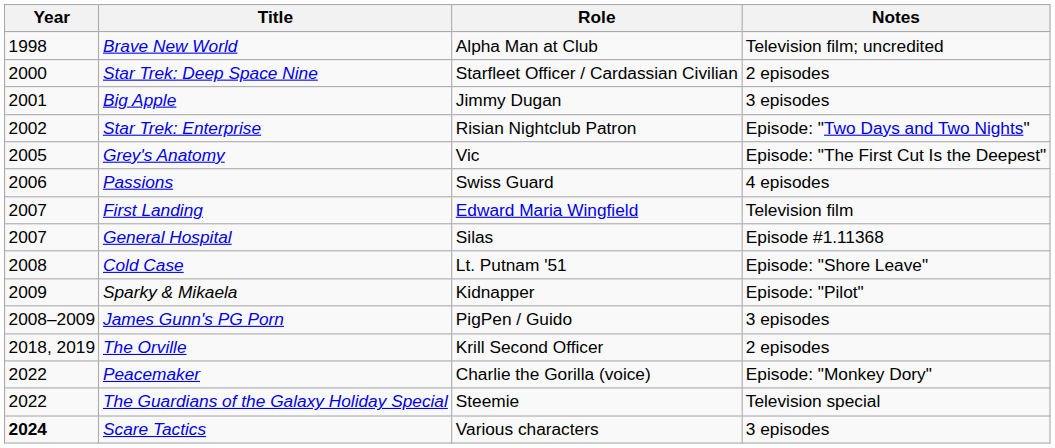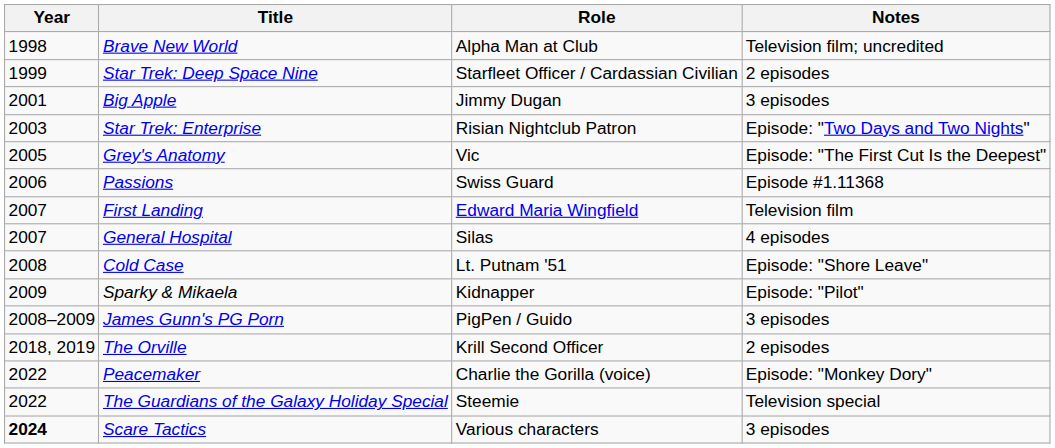(28, 73) 2000 -> (28, 73) 1999
(28, 127) 2002 -> (28, 127) 2003
(788, 182) 4 episodes -> (815, 182) Episode #1.11368
(815, 237) Episode #1.11368 -> (788, 237) 4 episodes
